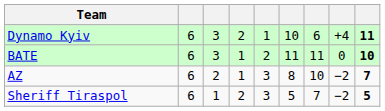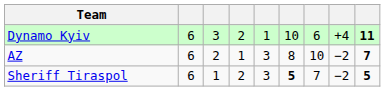- row: (22, 55)
(292, 96) normal -> (292, 76) bold
